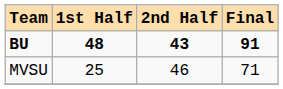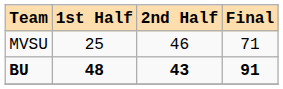rows swapped: (29, 70) <-> (19, 44)
